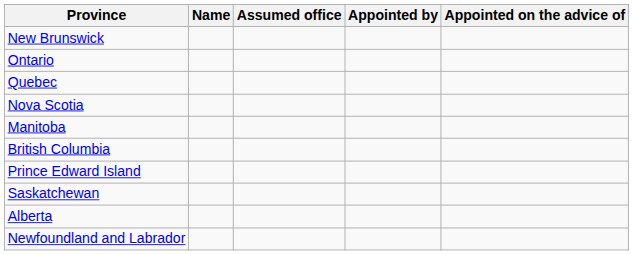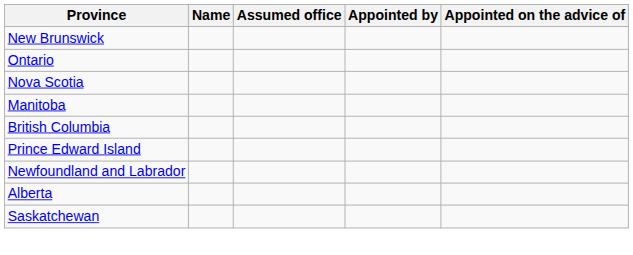- row: (32, 82)
rows swapped: (53, 194) <-> (97, 238)
